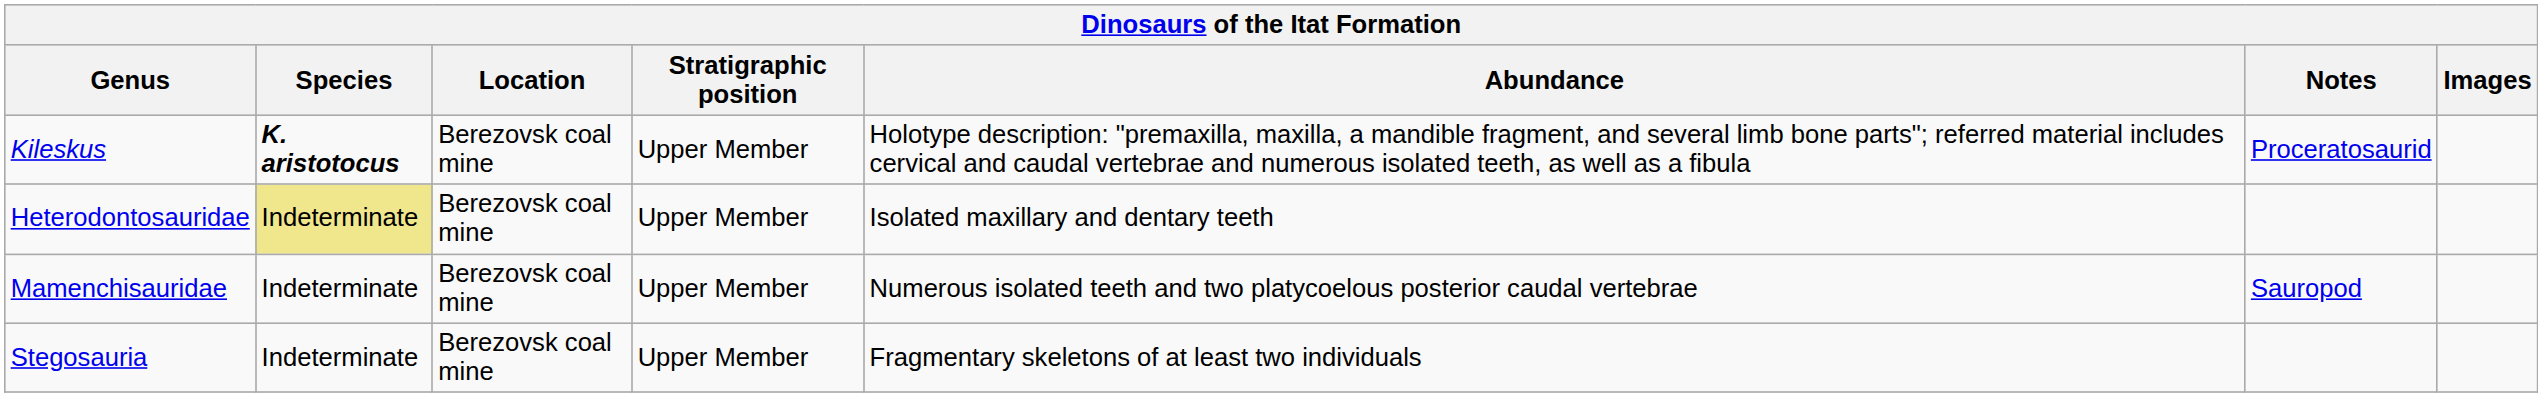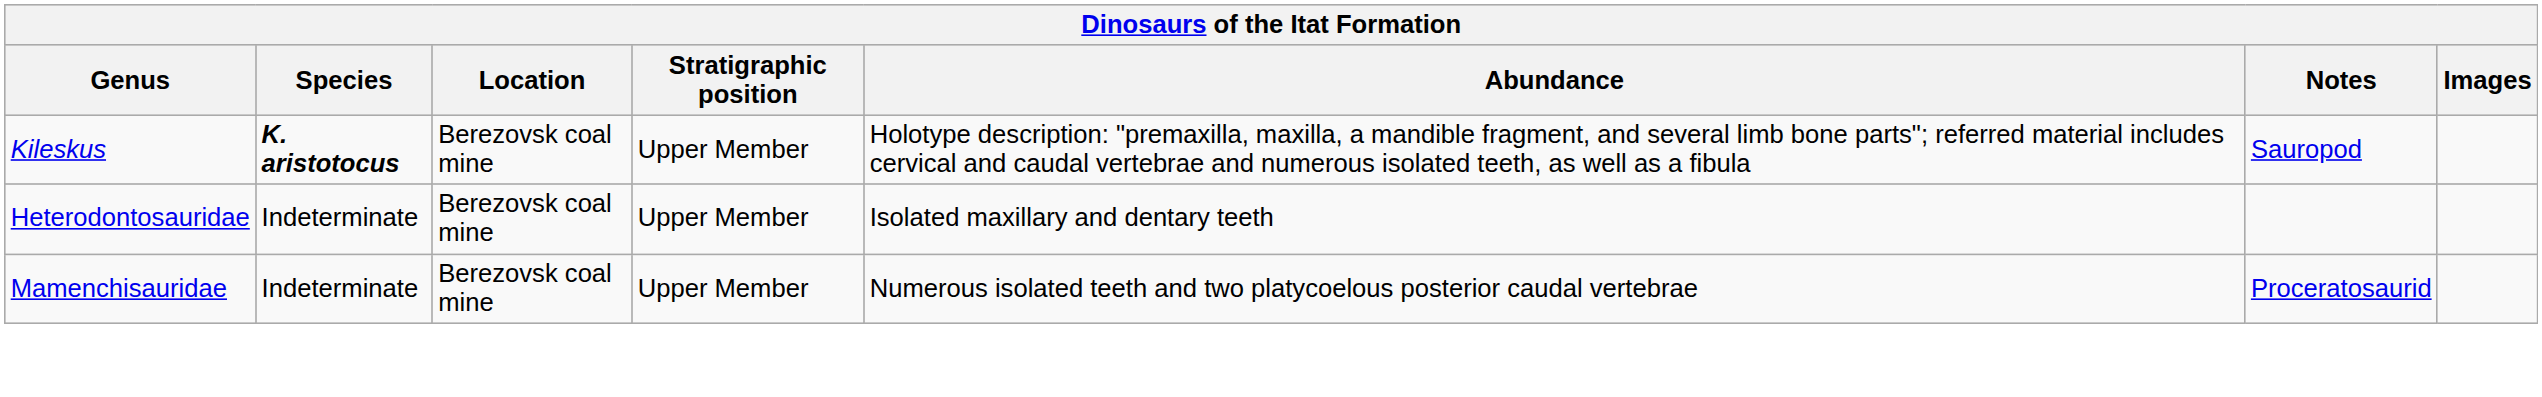(2341, 149) Proceratosaurid -> (2306, 149) Sauropod
(340, 218) khaki background -> (340, 218) no background
(2306, 288) Sauropod -> (2341, 288) Proceratosaurid
- row: (79, 357)
